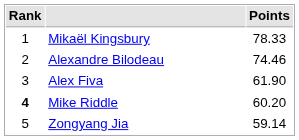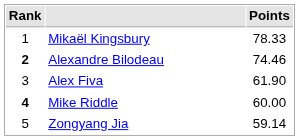(25, 60) normal -> (25, 60) bold
(269, 102) 60.20 -> (269, 102) 60.00
